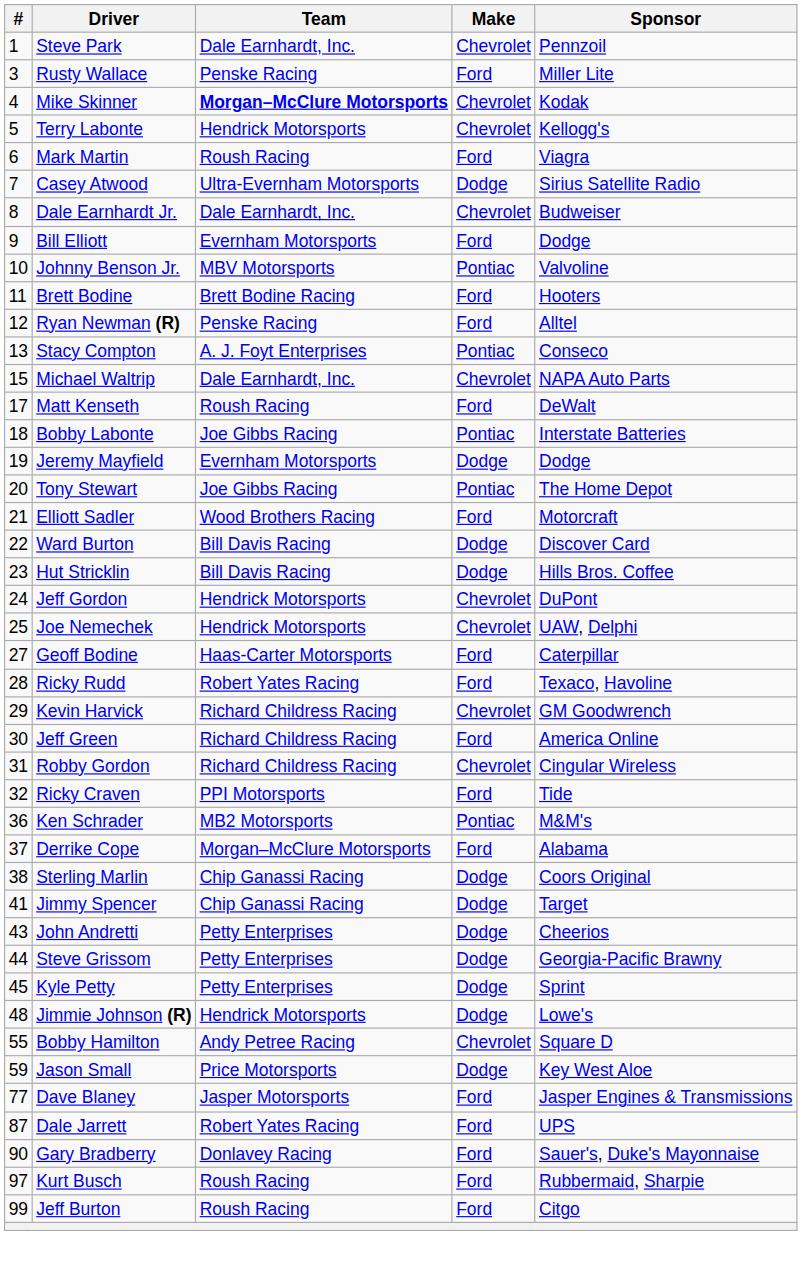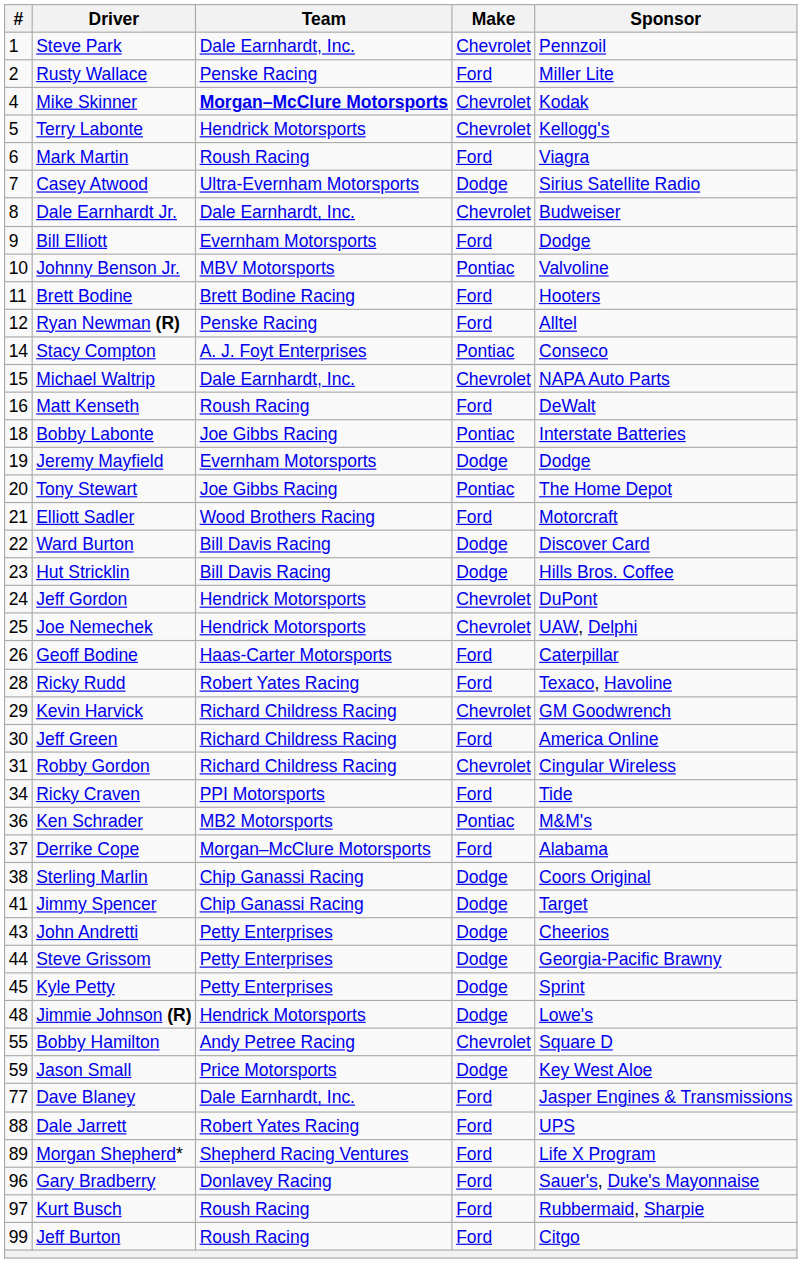(13, 74) 3 -> (13, 74) 2
(18, 351) 13 -> (18, 351) 14
(18, 406) 17 -> (18, 406) 16
(18, 655) 27 -> (18, 655) 26
(18, 793) 32 -> (18, 793) 34
(274, 1098) Jasper Motorsports -> (277, 1098) Dale Earnhardt, Inc.
(18, 1125) 87 -> (18, 1125) 88
+ row: (110, 1153)
(18, 1153) 90 -> (18, 1181) 96
